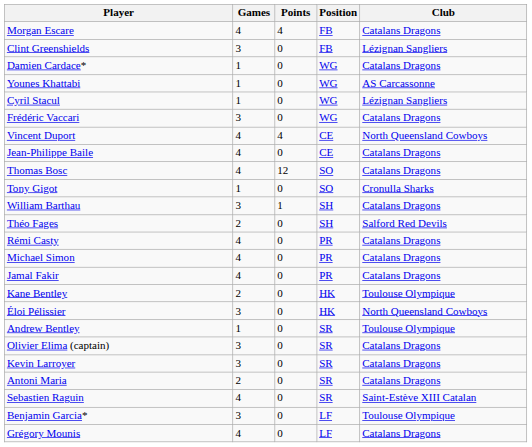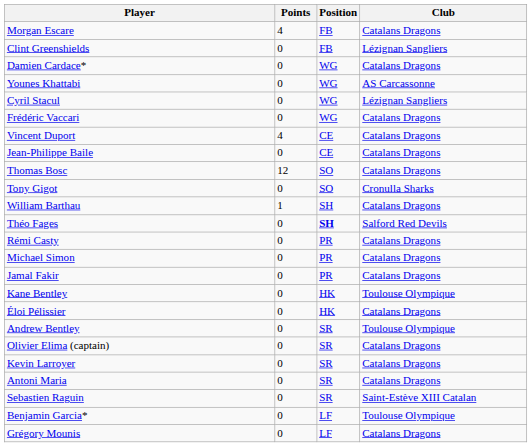- column: (254, 13)
(425, 135) North Queensland Cowboys -> (401, 135) Catalans Dragons
(326, 223) normal -> (326, 223) bold
(425, 310) North Queensland Cowboys -> (401, 310) Catalans Dragons
